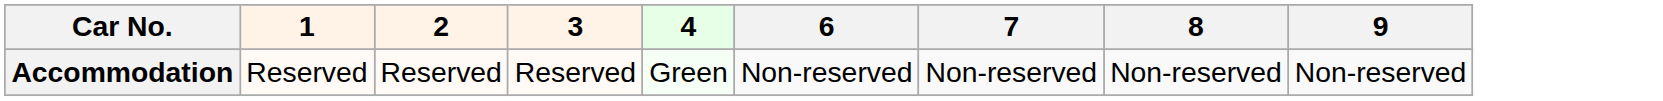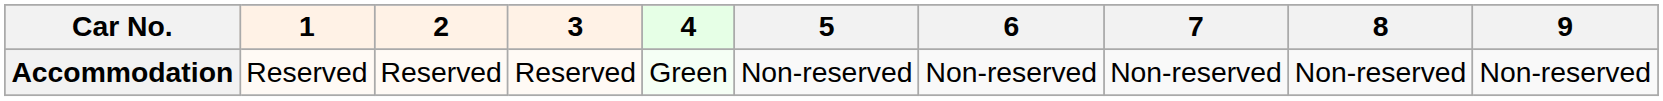+ column: (827, 26)
